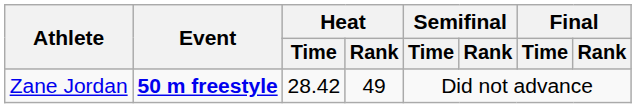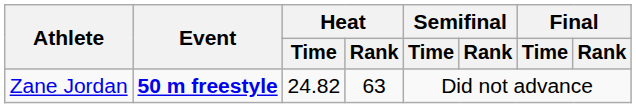(314, 86) 28.42 -> (314, 86) 24.82
(374, 86) 49 -> (374, 86) 63
